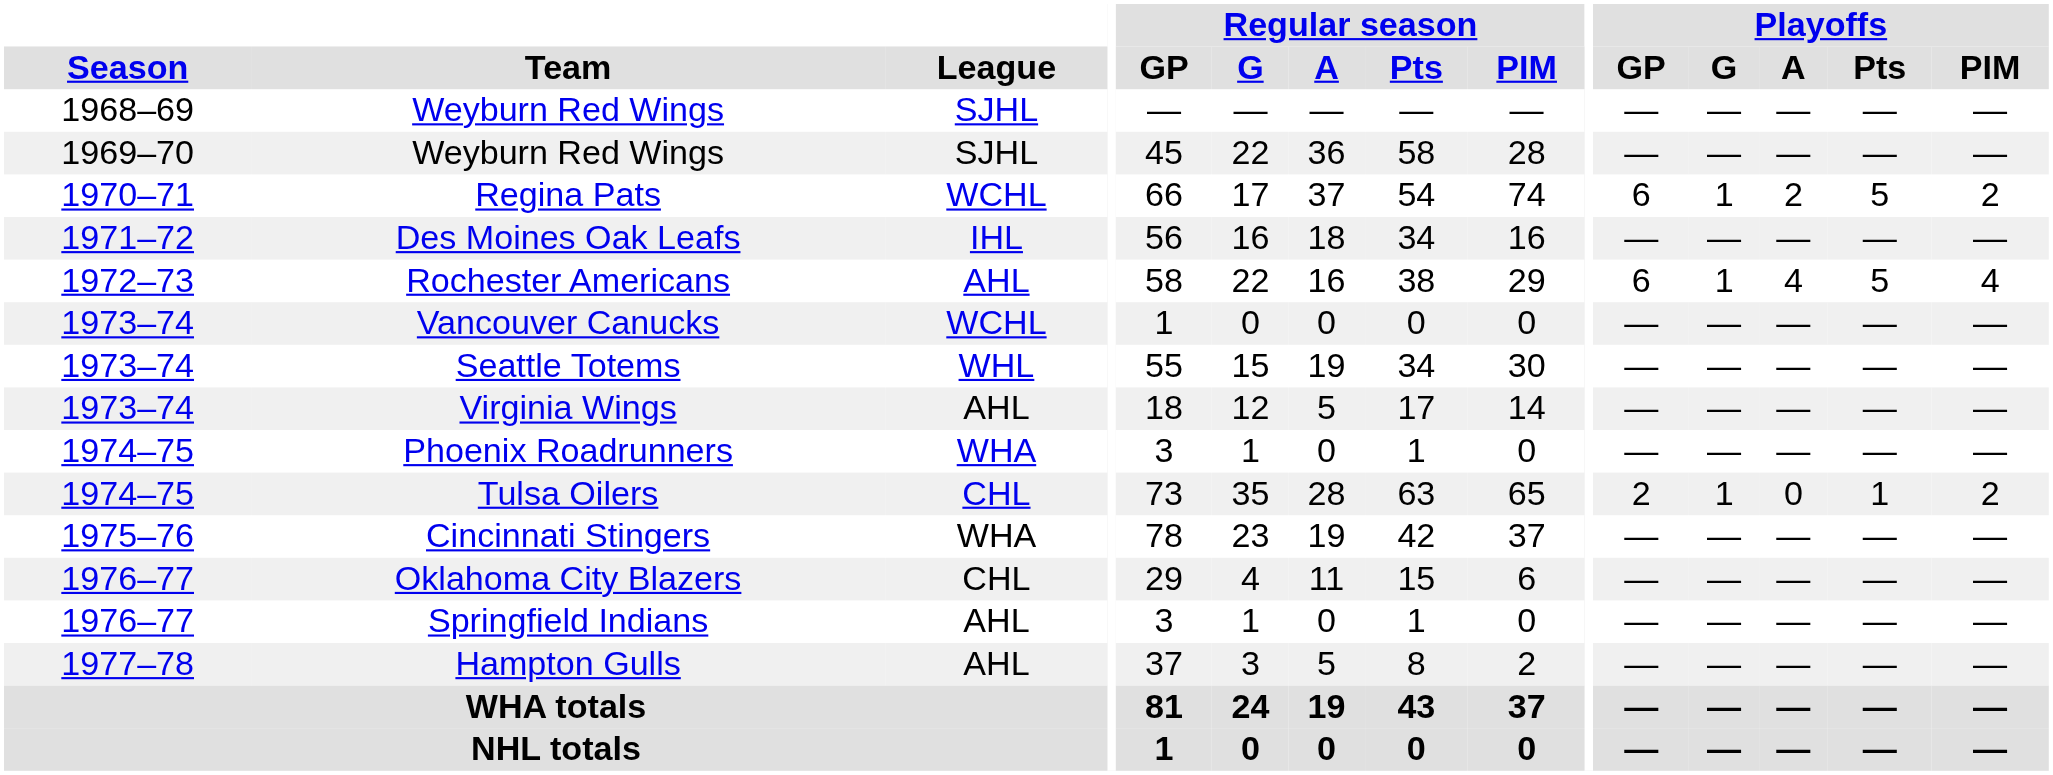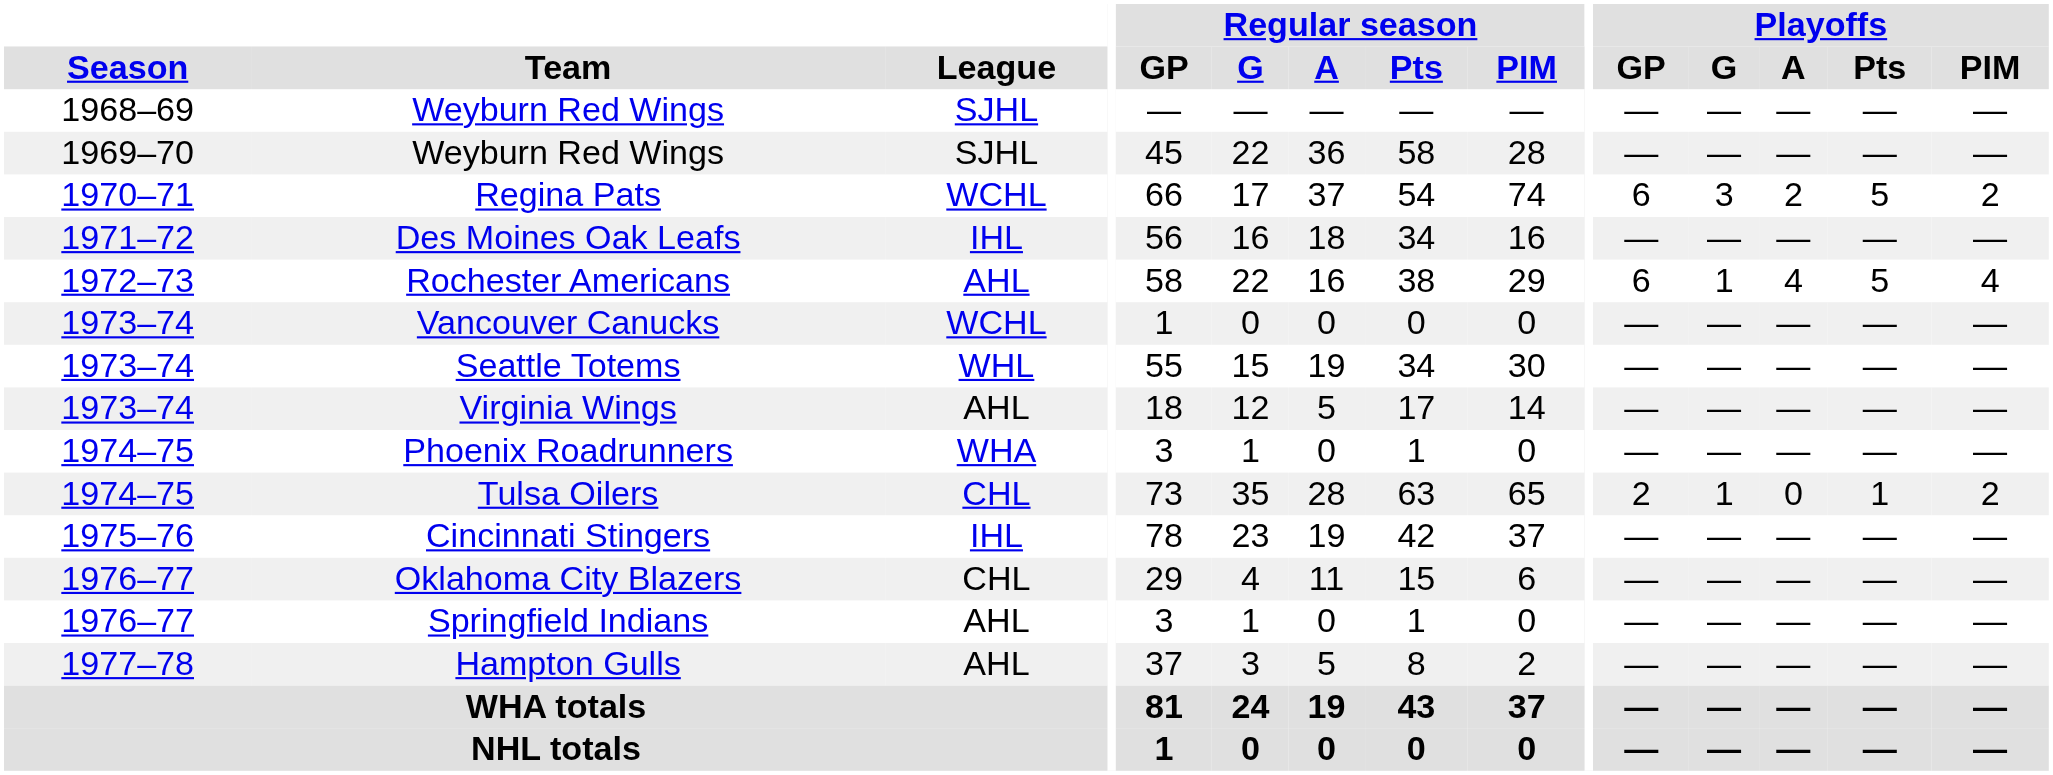(1724, 195) 1 -> (1724, 195) 3
(996, 535) WHA -> (996, 535) IHL
